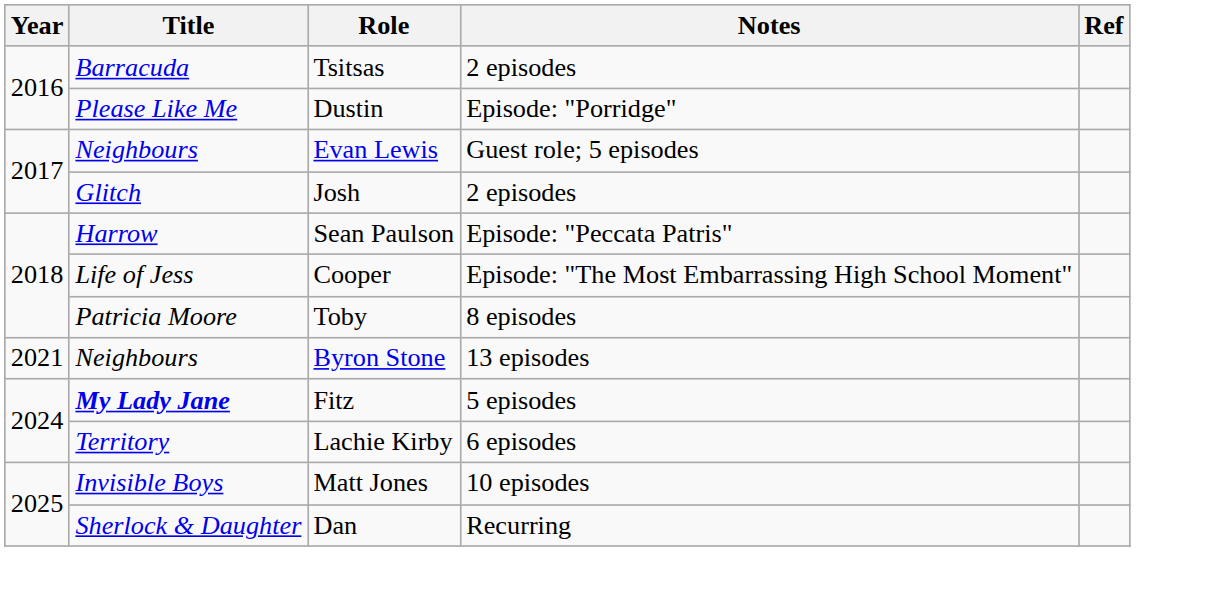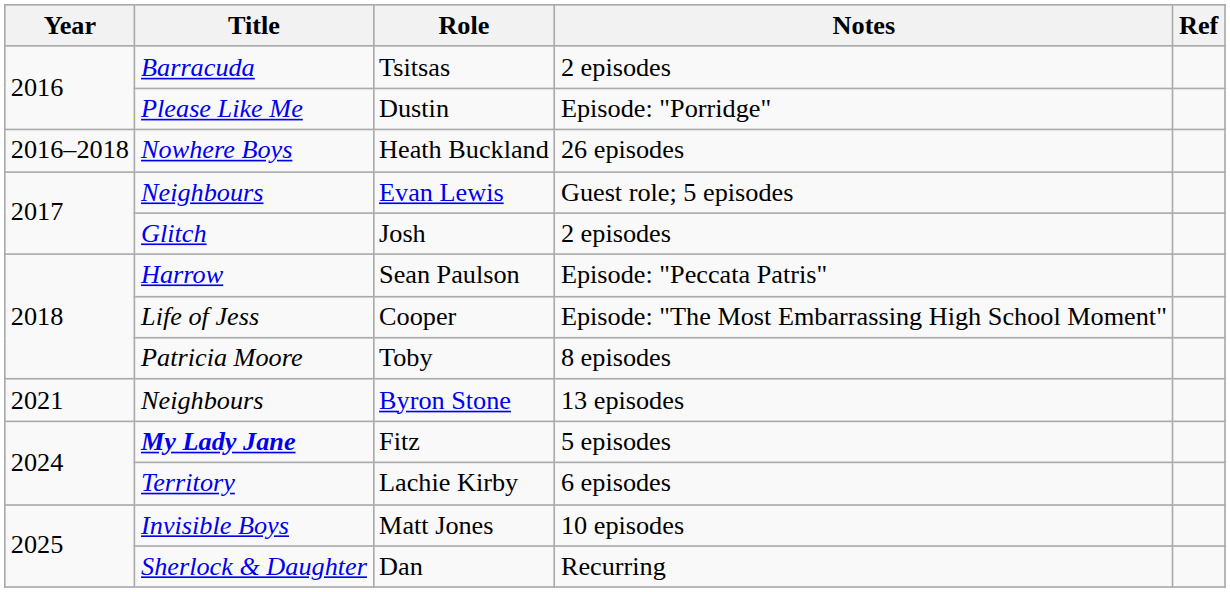+ row: (464, 150)
